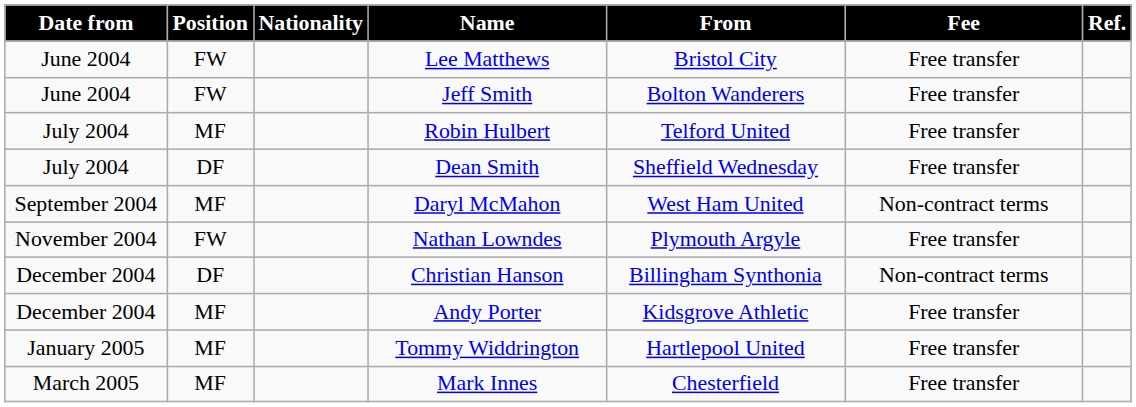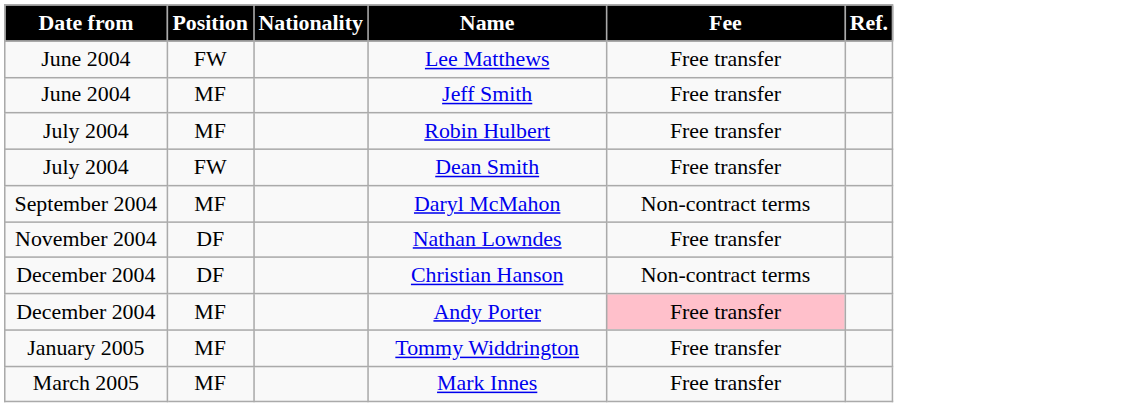- column: (725, 22)
(210, 95) FW -> (210, 95) MF
(210, 167) DF -> (210, 167) FW
(210, 239) FW -> (210, 239) DF
(964, 311) no background -> (725, 311) pink background
